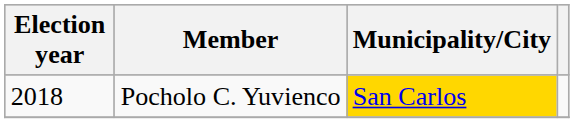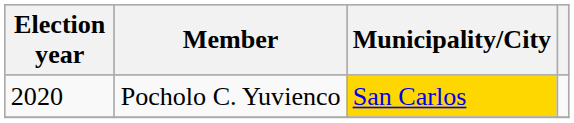(37, 95) 2018 -> (37, 95) 2020
